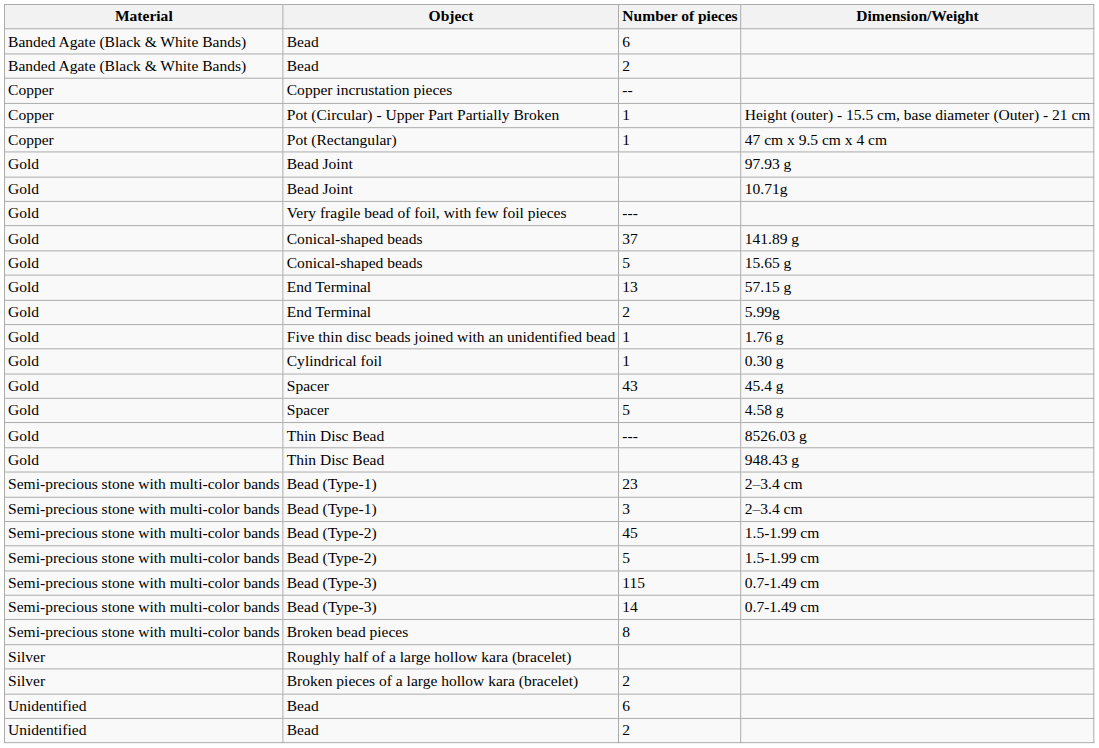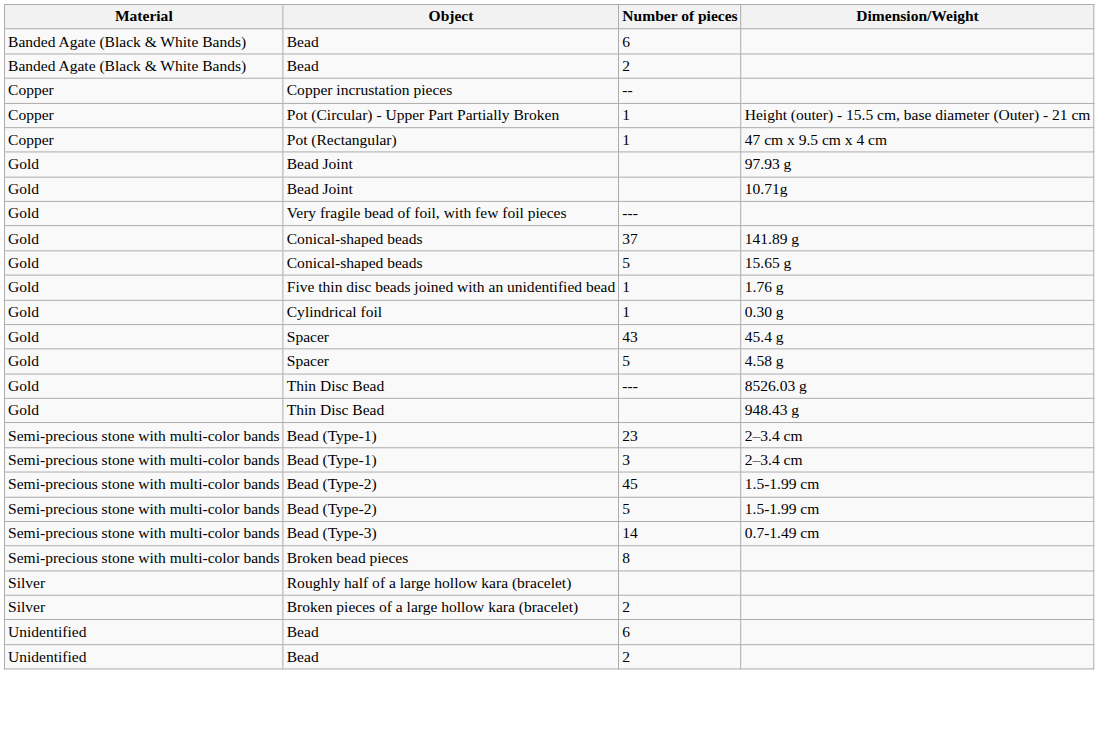- row: (329, 287)
- row: (329, 312)
- row: (332, 582)
